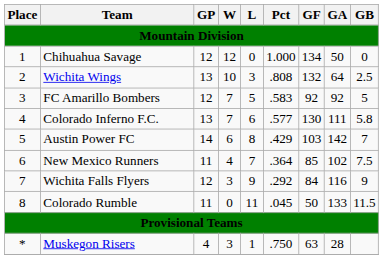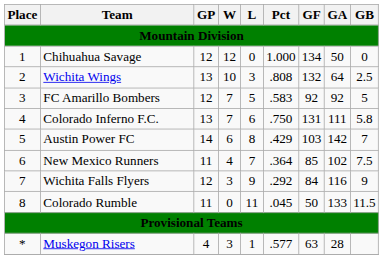(281, 118) .577 -> (281, 118) .750
(312, 118) 130 -> (312, 118) 131
(281, 243) .750 -> (281, 243) .577
